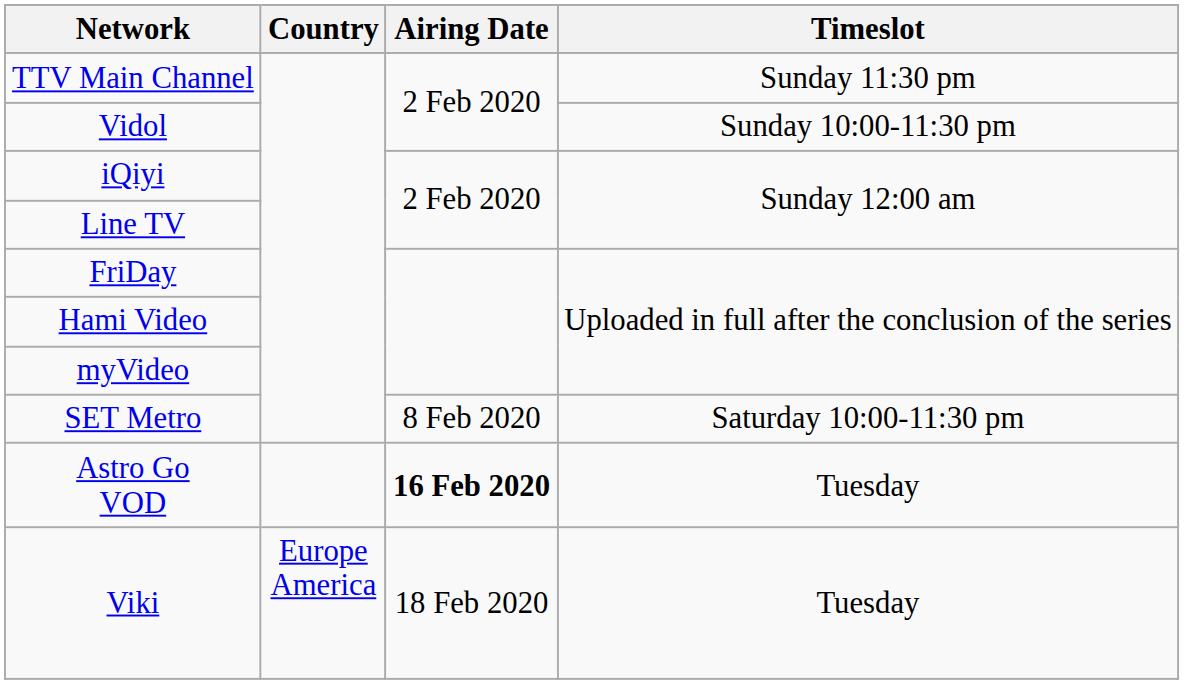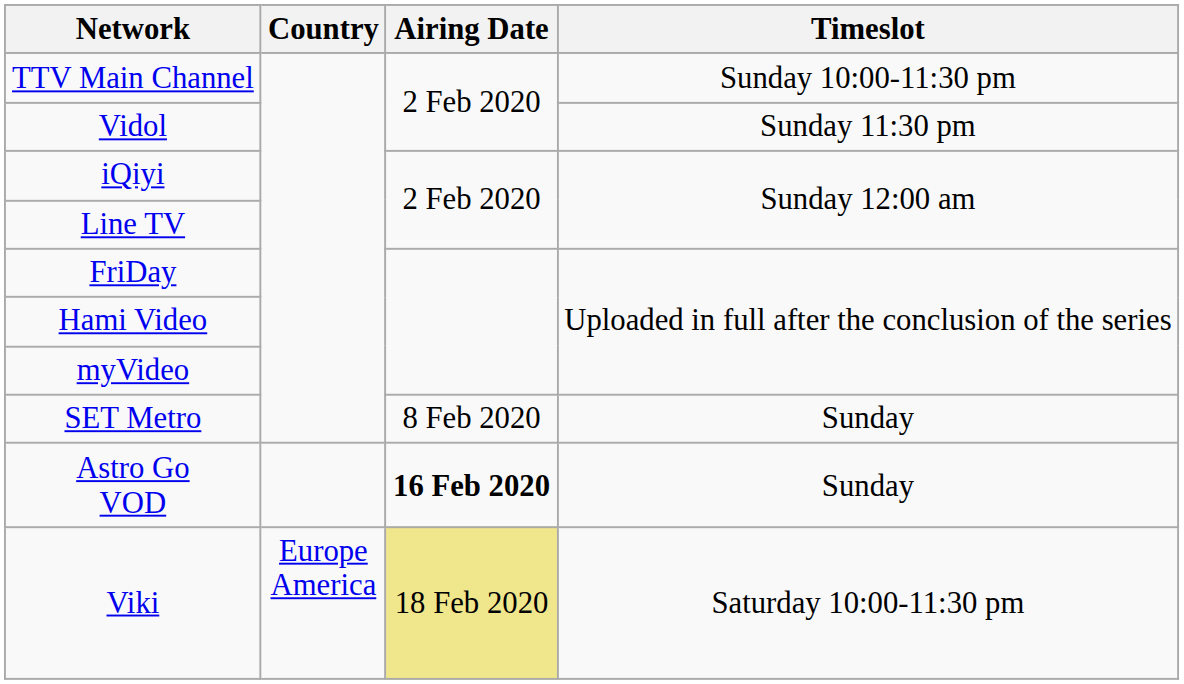(868, 77) Sunday 11:30 pm -> (868, 77) Sunday 10:00-11:30 pm
(868, 126) Sunday 10:00-11:30 pm -> (868, 126) Sunday 11:30 pm
(868, 418) Saturday 10:00-11:30 pm -> (868, 418) Sunday
(868, 484) Tuesday -> (868, 484) Sunday
(472, 602) no background -> (472, 602) khaki background
(868, 602) Tuesday -> (868, 602) Saturday 10:00-11:30 pm
